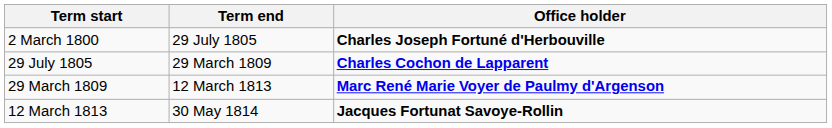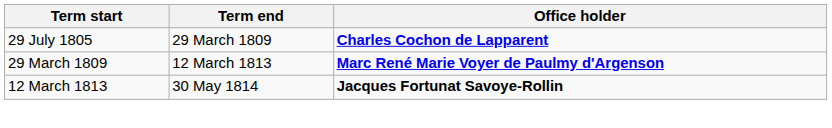- row: (53, 39)
